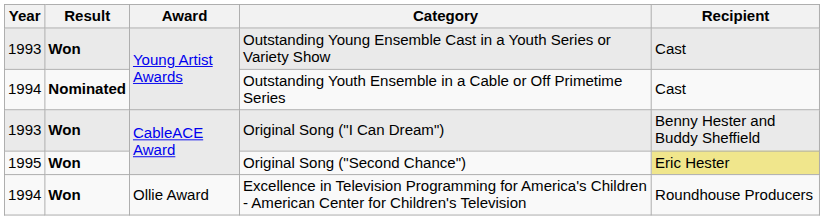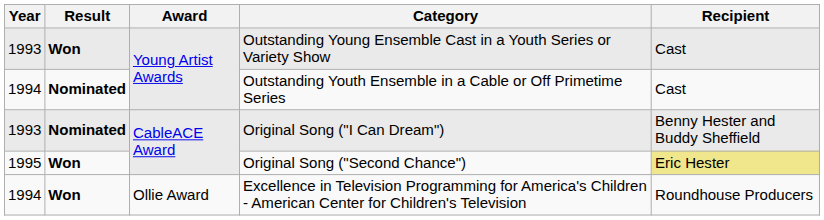(64, 130) Won -> (87, 130) Nominated
